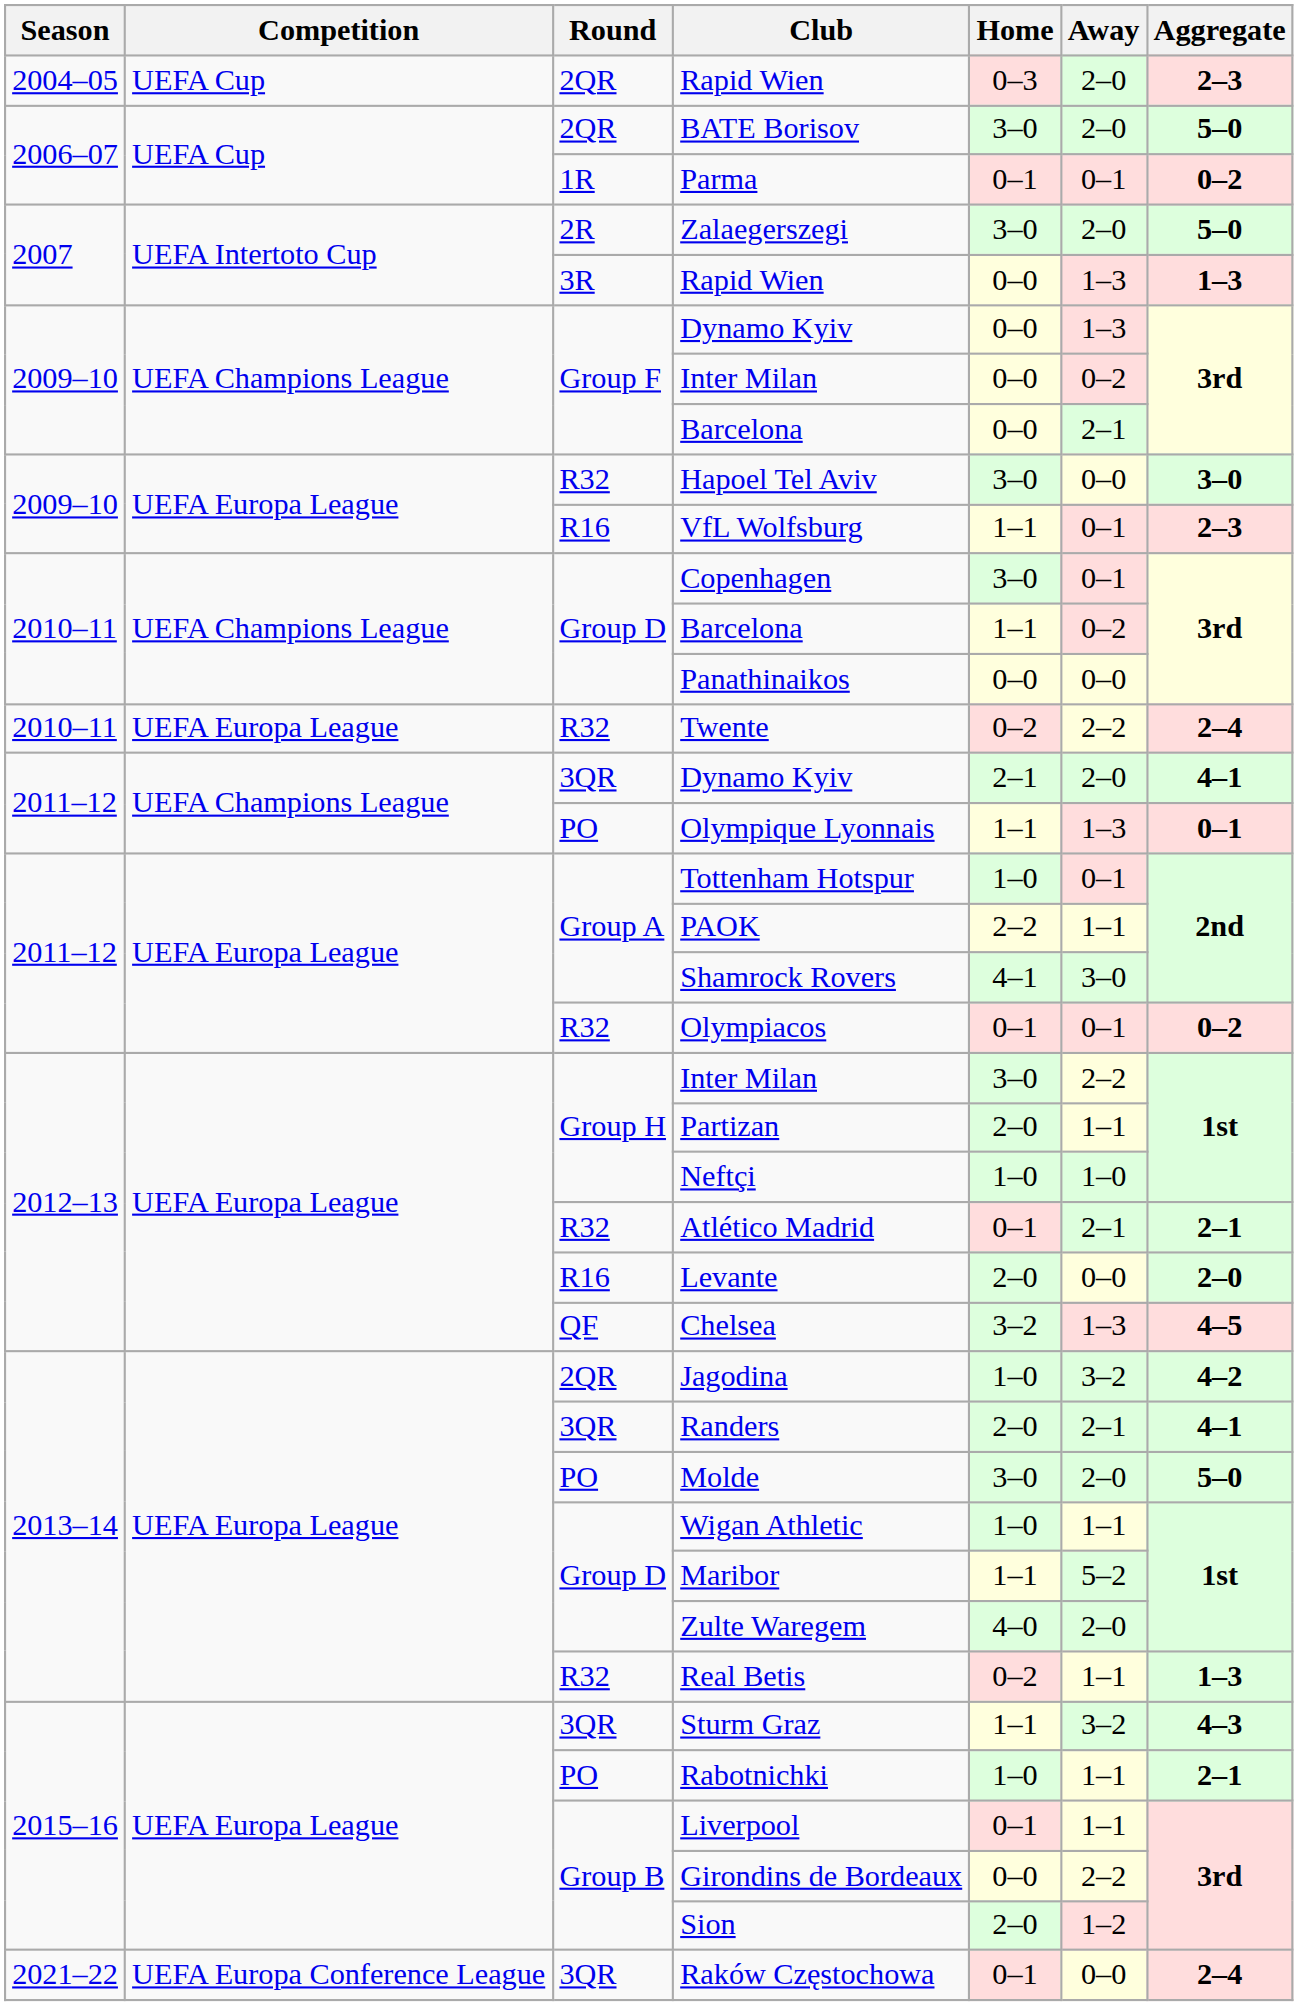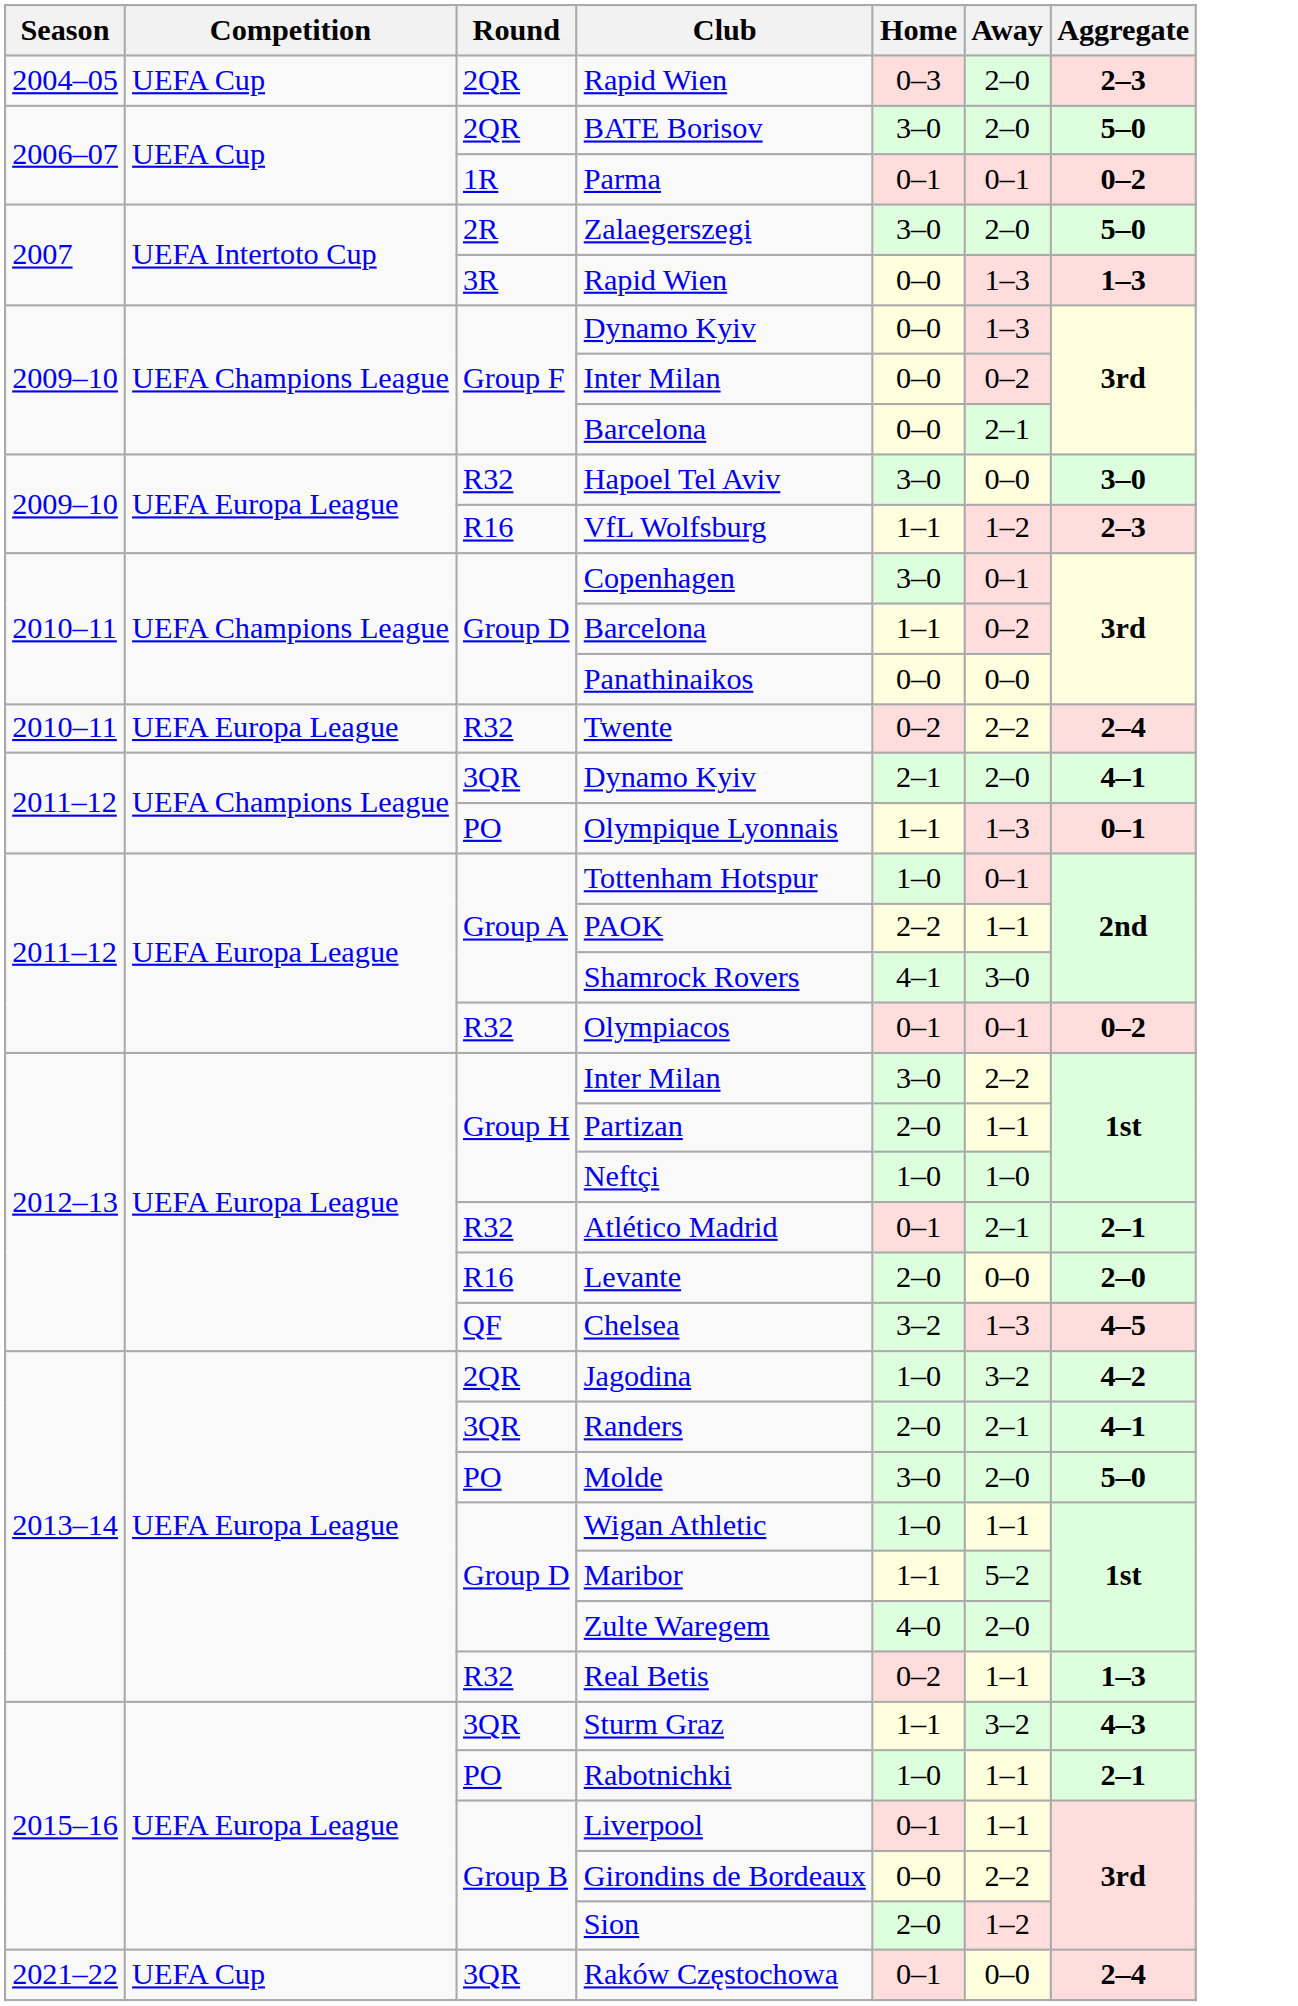(1104, 528) 0–1 -> (1007, 528) 1–2
(339, 1974) UEFA Europa Conference League -> (199, 1974) UEFA Cup
